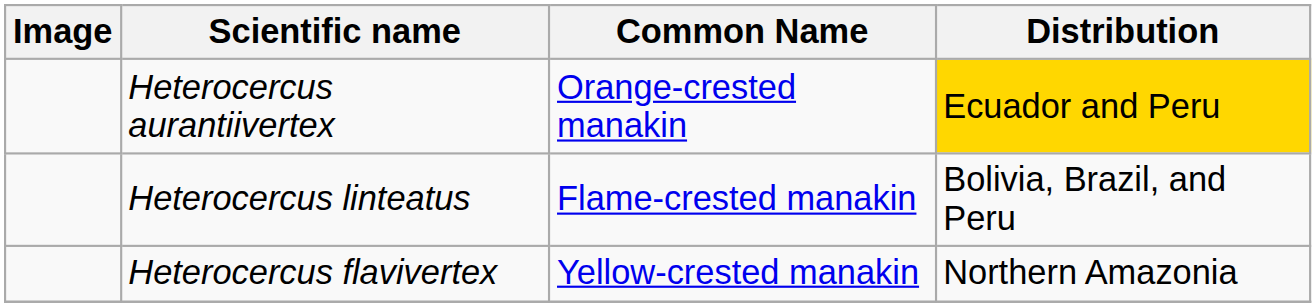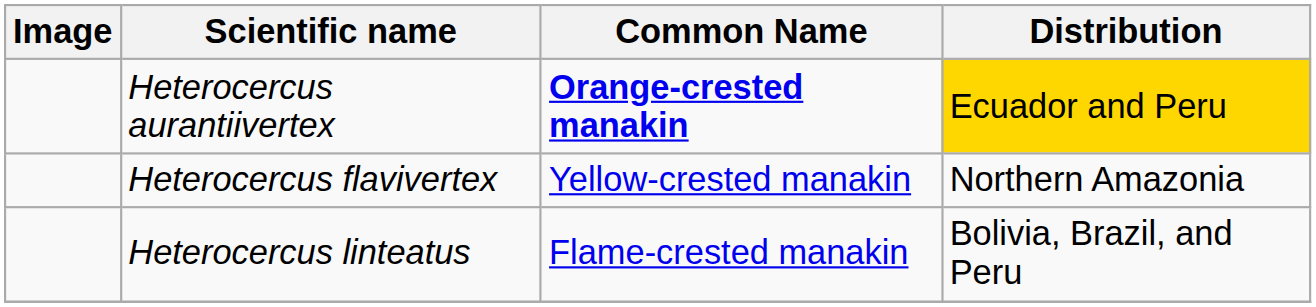(677, 105) normal -> (676, 105) bold
rows swapped: (313, 272) <-> (299, 198)
